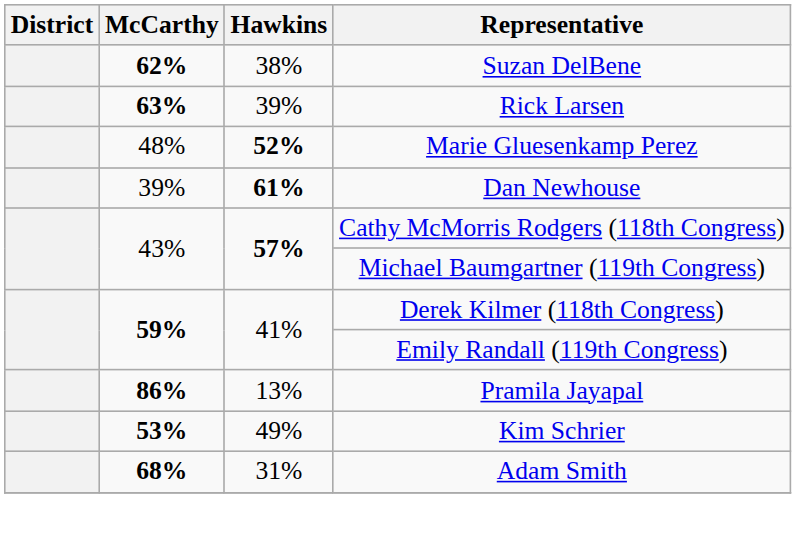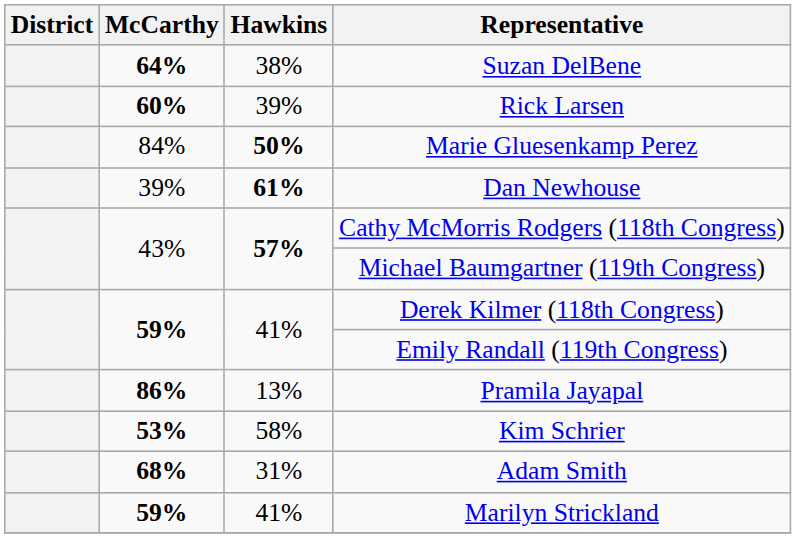(162, 65) 62% -> (162, 65) 64%
(162, 106) 63% -> (162, 106) 60%
(162, 146) 48% -> (162, 146) 84%
(279, 146) 52% -> (279, 146) 50%
(279, 430) 49% -> (279, 430) 58%
+ row: (562, 512)
